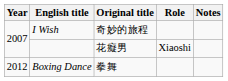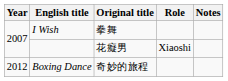(122, 29) 奇妙的旅程 -> (107, 29) 拳舞
(107, 66) 拳舞 -> (122, 66) 奇妙的旅程
